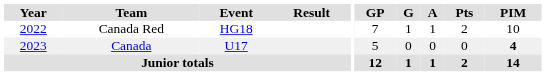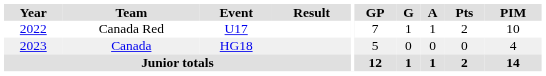(236, 29) HG18 -> (236, 29) U17
(236, 46) U17 -> (236, 46) HG18
(513, 46) bold -> (513, 46) normal
